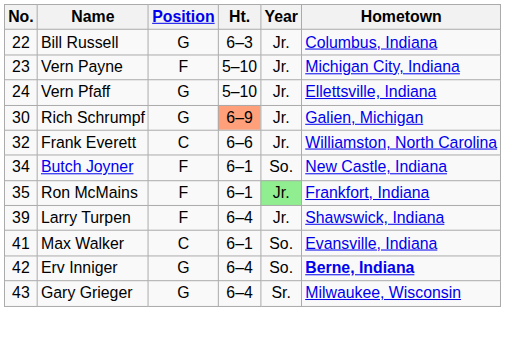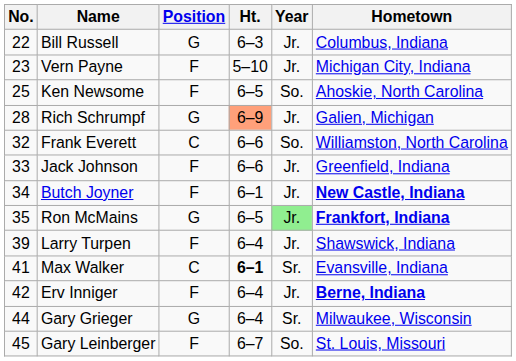- row: (76, 92)
+ row: (92, 92)
(21, 117) 30 -> (21, 117) 28
(281, 142) Jr. -> (292, 142) So.
+ row: (89, 167)
(281, 167) So. -> (292, 192) Jr.
(376, 167) normal -> (390, 192) bold
(183, 192) F -> (194, 218) G
(240, 192) 6–1 -> (250, 218) 6–5
(367, 192) normal -> (383, 218) bold
(240, 243) normal -> (250, 268) bold
(281, 243) So. -> (292, 268) Sr.
(183, 268) G -> (194, 293) F
(281, 268) So. -> (292, 293) Jr.
(21, 293) 43 -> (21, 318) 44
+ row: (98, 343)
